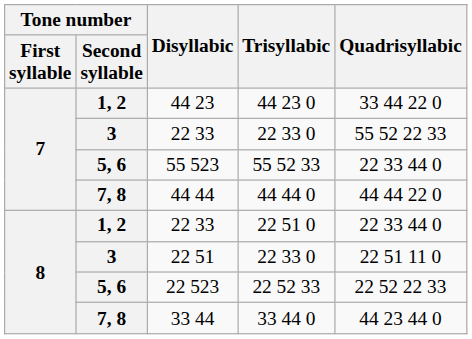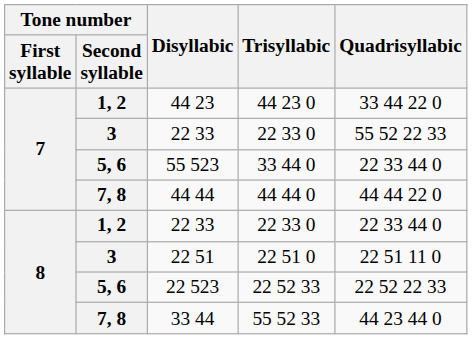(286, 164) 55 52 33 -> (286, 164) 33 44 0
(286, 225) 22 51 0 -> (286, 225) 22 33 0
(286, 256) 22 33 0 -> (286, 256) 22 51 0
(286, 317) 33 44 0 -> (286, 317) 55 52 33
